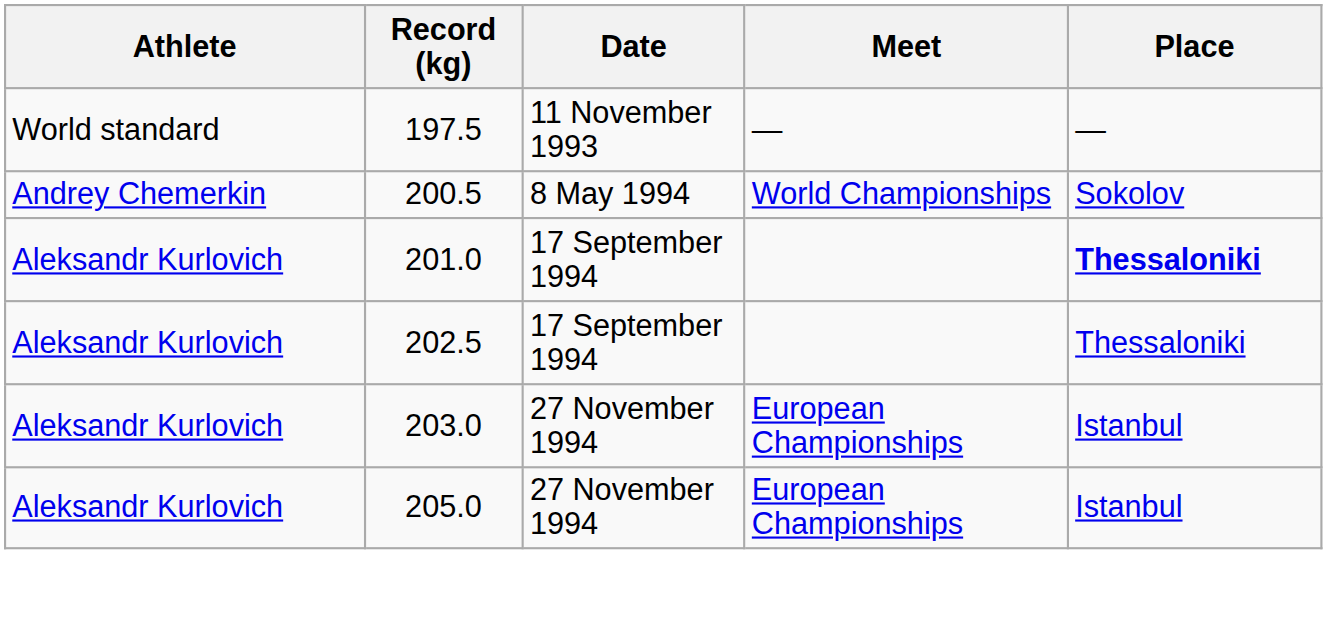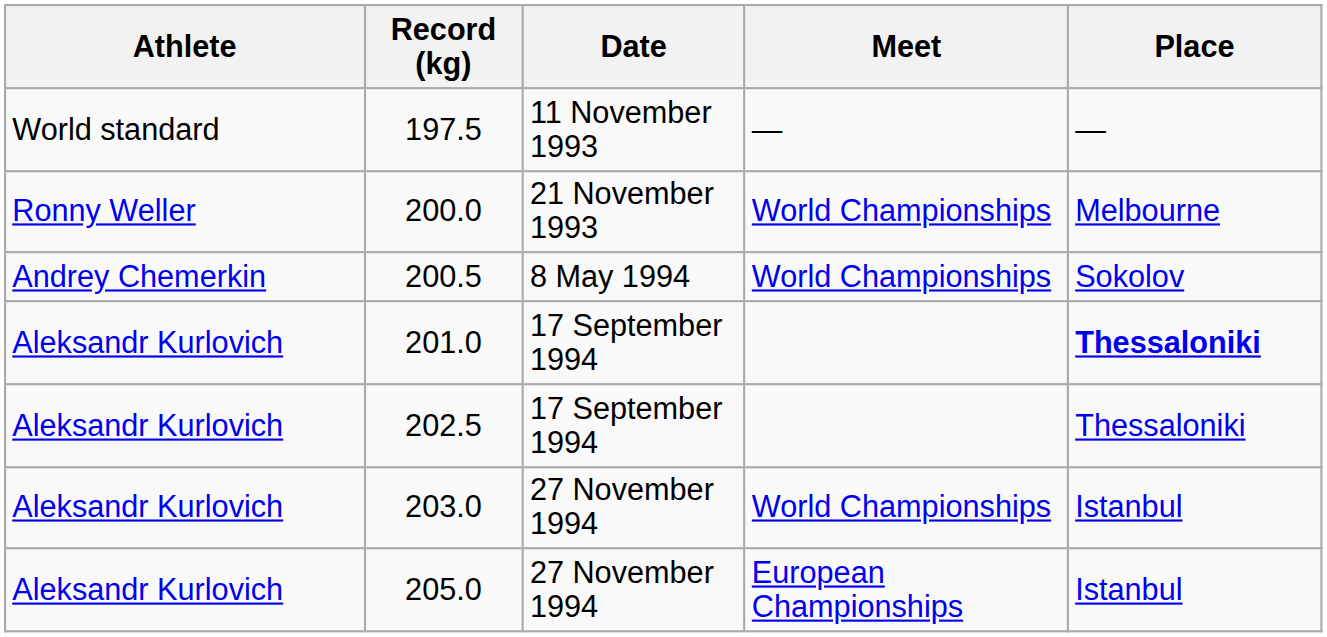+ row: (443, 212)
(857, 425) European Championships -> (901, 508) World Championships
